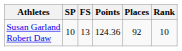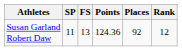(70, 33) 10 -> (70, 33) 11
(164, 33) 10 -> (164, 33) 12
